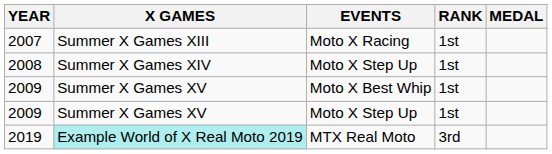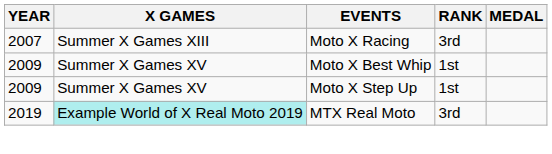(449, 40) 1st -> (449, 40) 3rd
- row: (25, 64)
